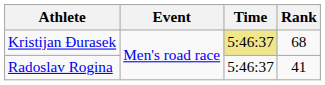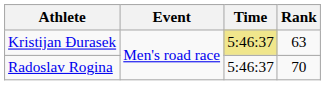(299, 42) 68 -> (299, 42) 63
(299, 67) 41 -> (299, 67) 70
